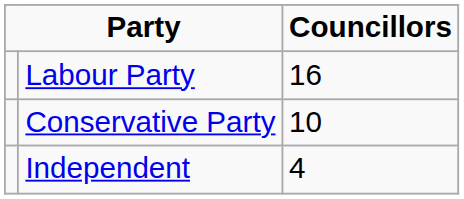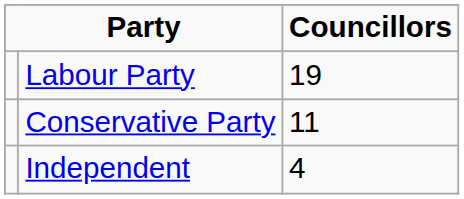(306, 74) 16 -> (306, 74) 19
(306, 121) 10 -> (304, 121) 11
